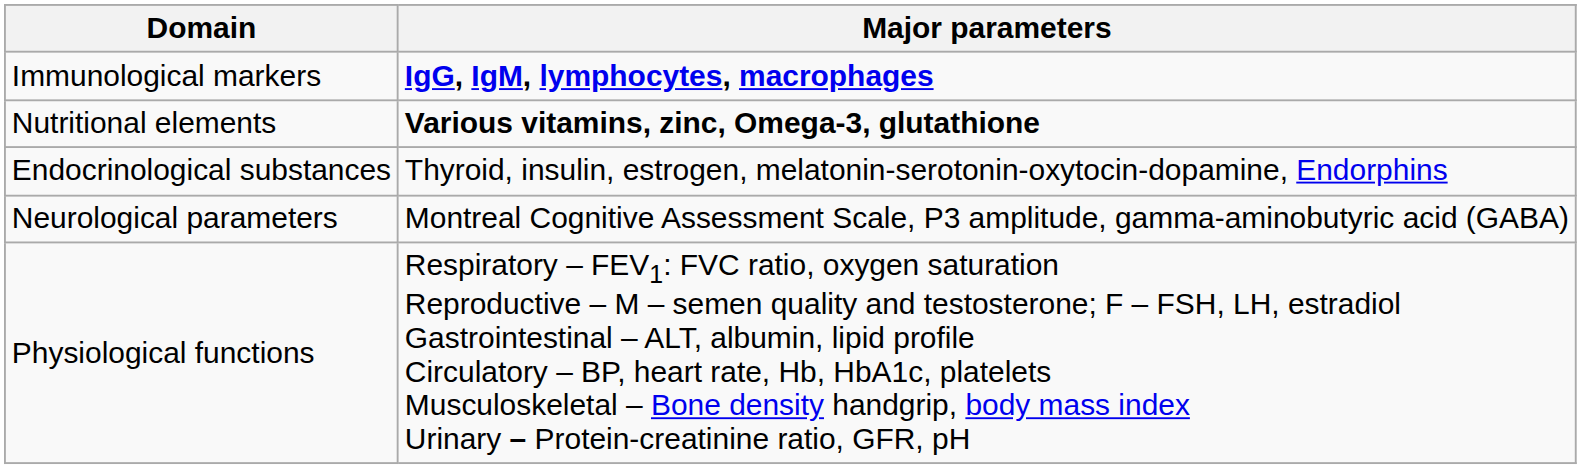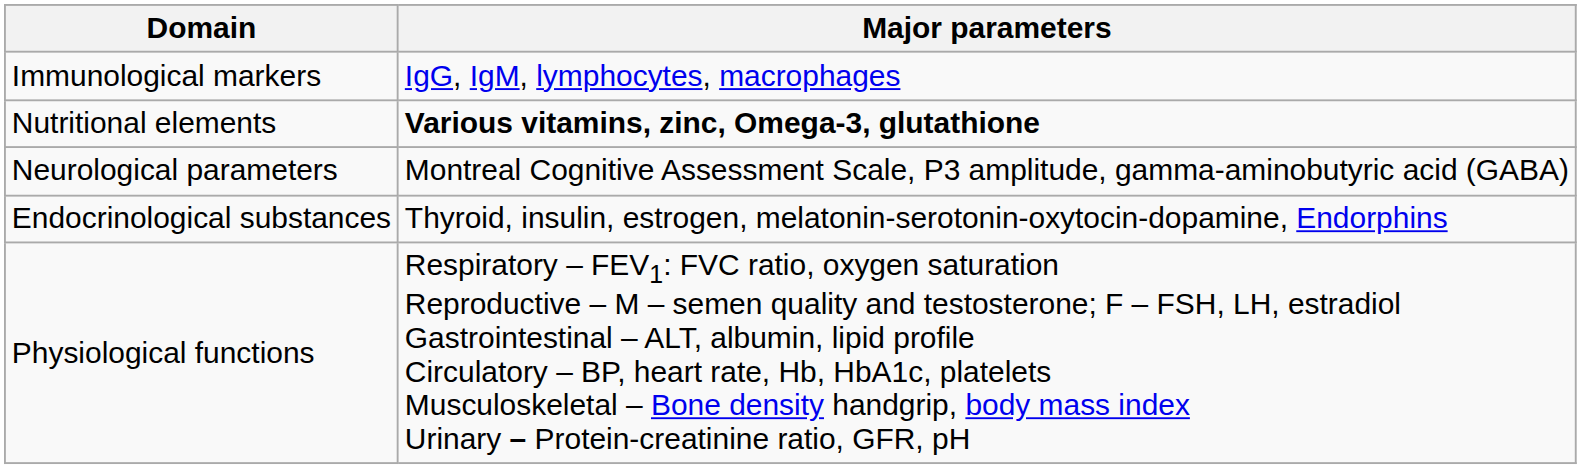(669, 75) bold -> (653, 75) normal
rows swapped: (201, 170) <-> (175, 218)
